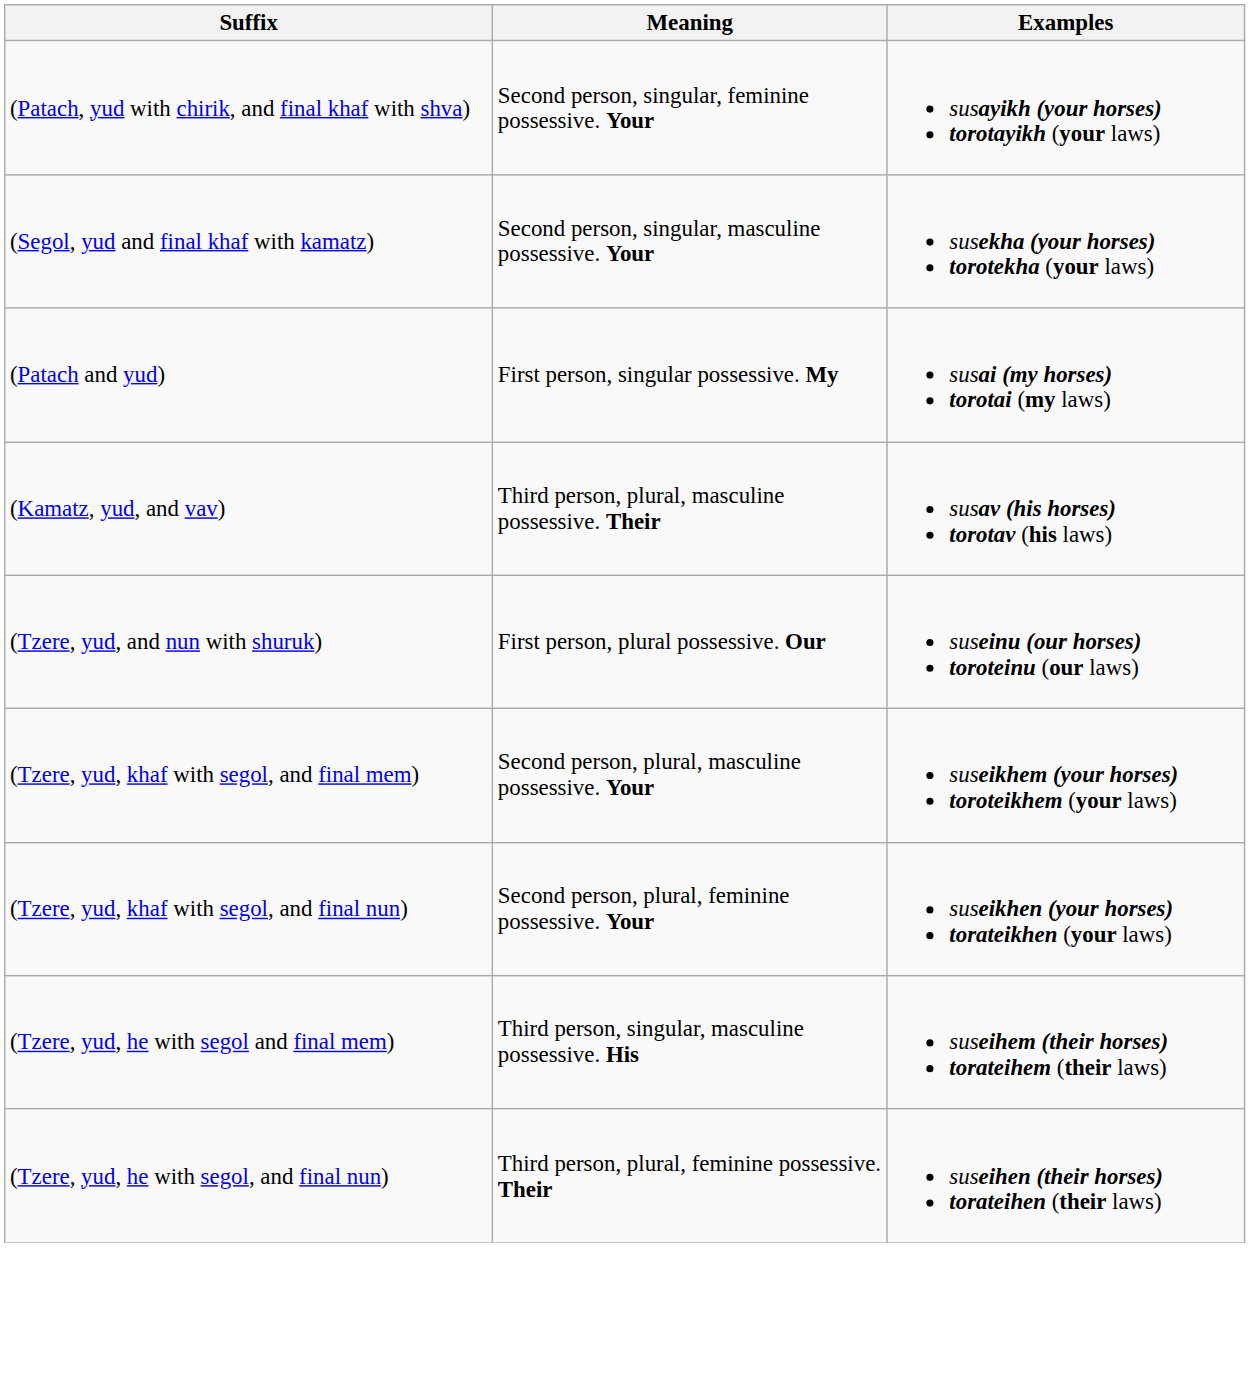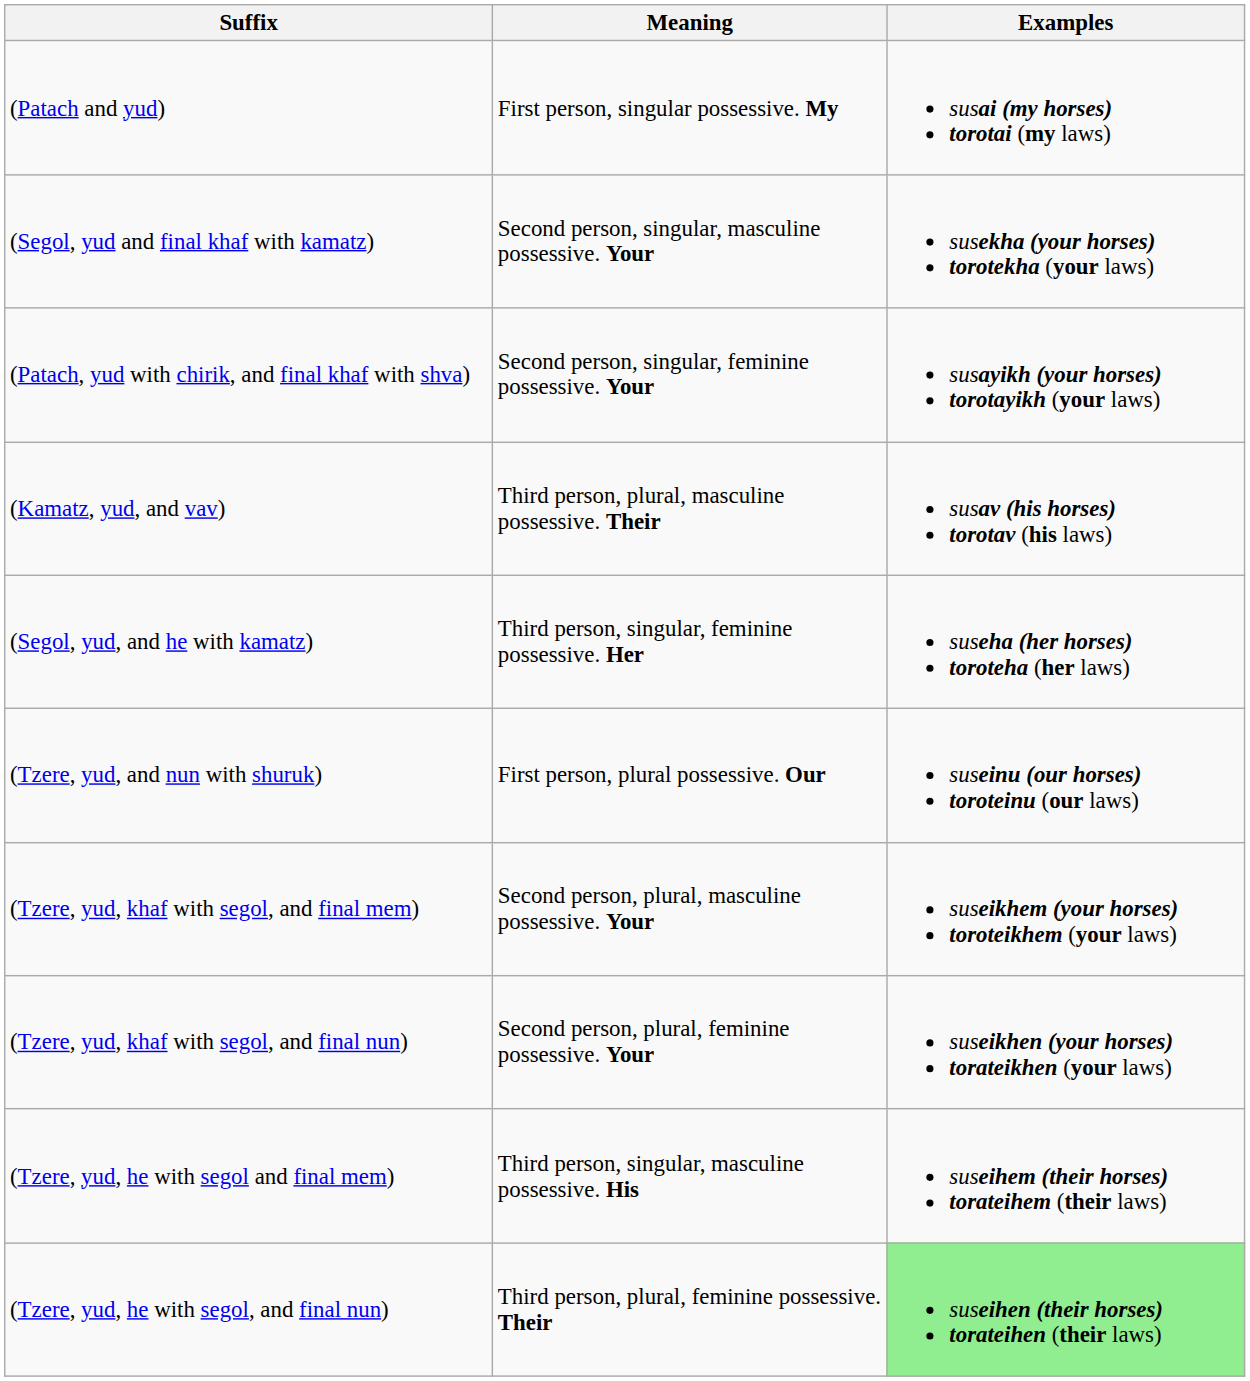rows swapped: (88, 374) <-> (240, 107)
+ row: (162, 641)
(1066, 1189) no background -> (1066, 1322) lightgreen background
